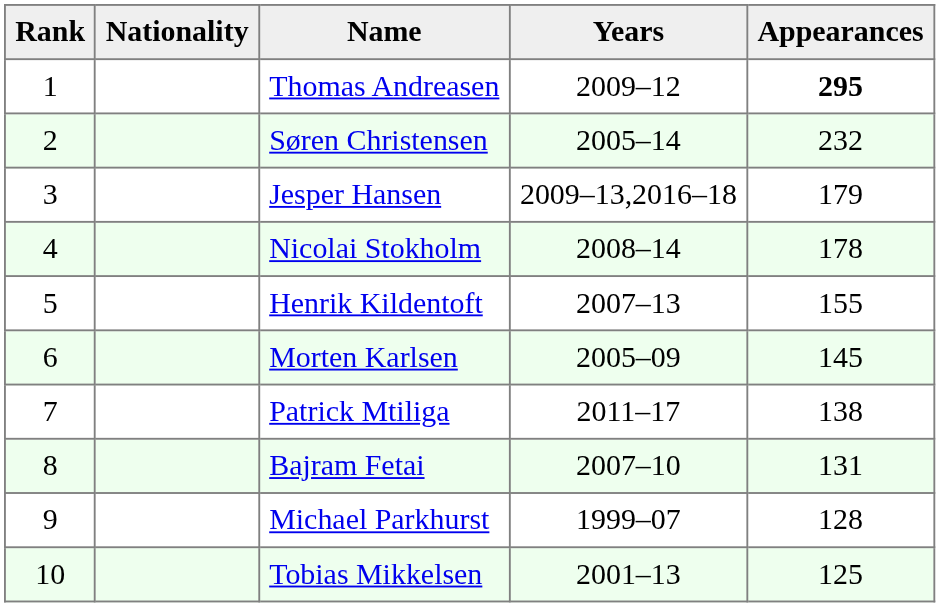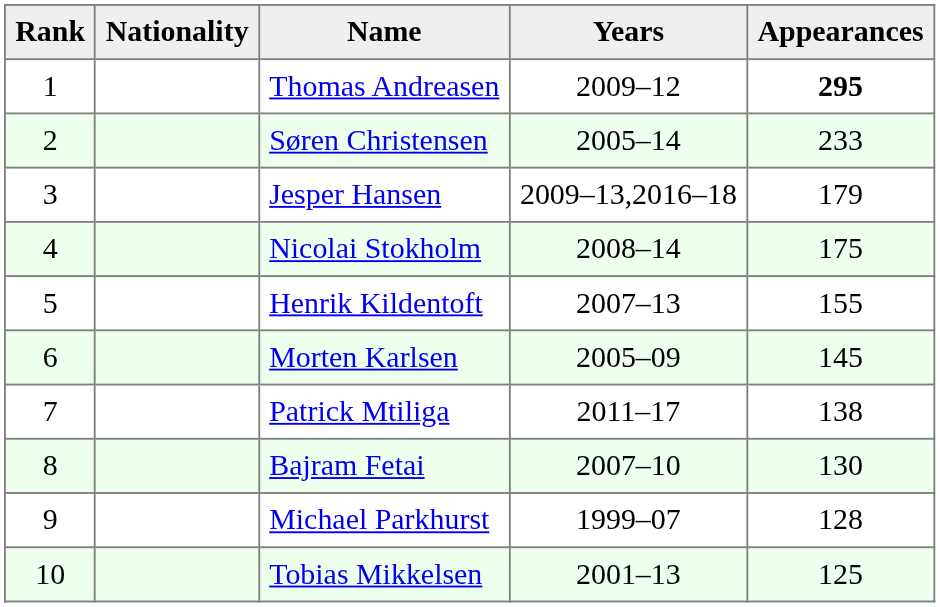(841, 140) 232 -> (841, 140) 233
(841, 248) 178 -> (841, 248) 175
(841, 465) 131 -> (841, 465) 130
